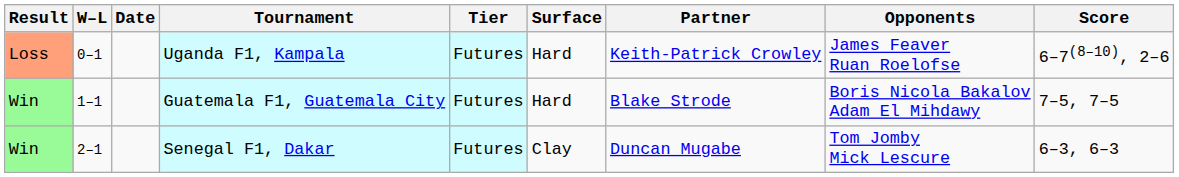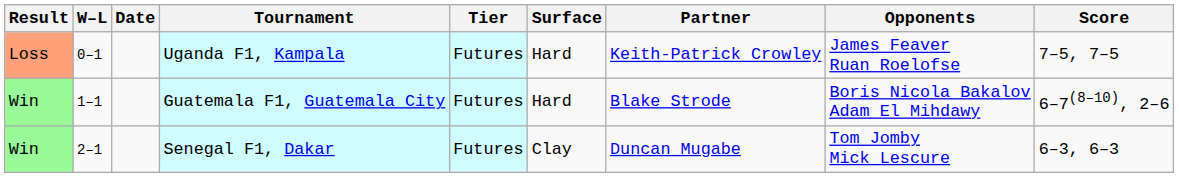(1104, 55) 6–7(8–10), 2–6 -> (1079, 55) 7–5, 7–5
(1079, 102) 7–5, 7–5 -> (1104, 102) 6–7(8–10), 2–6
